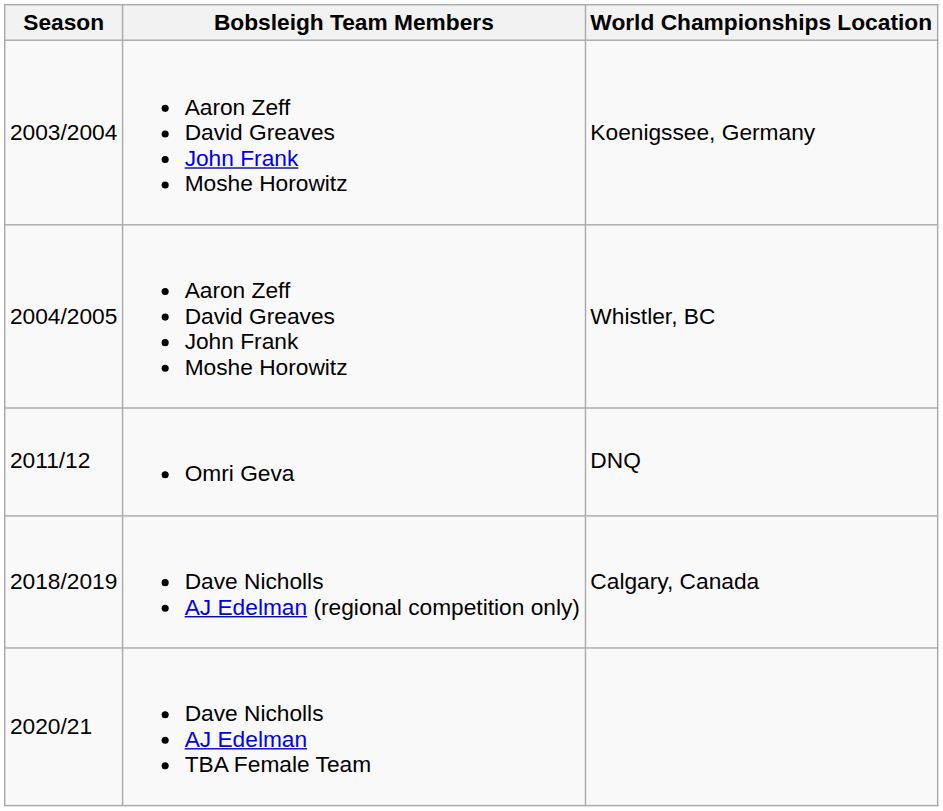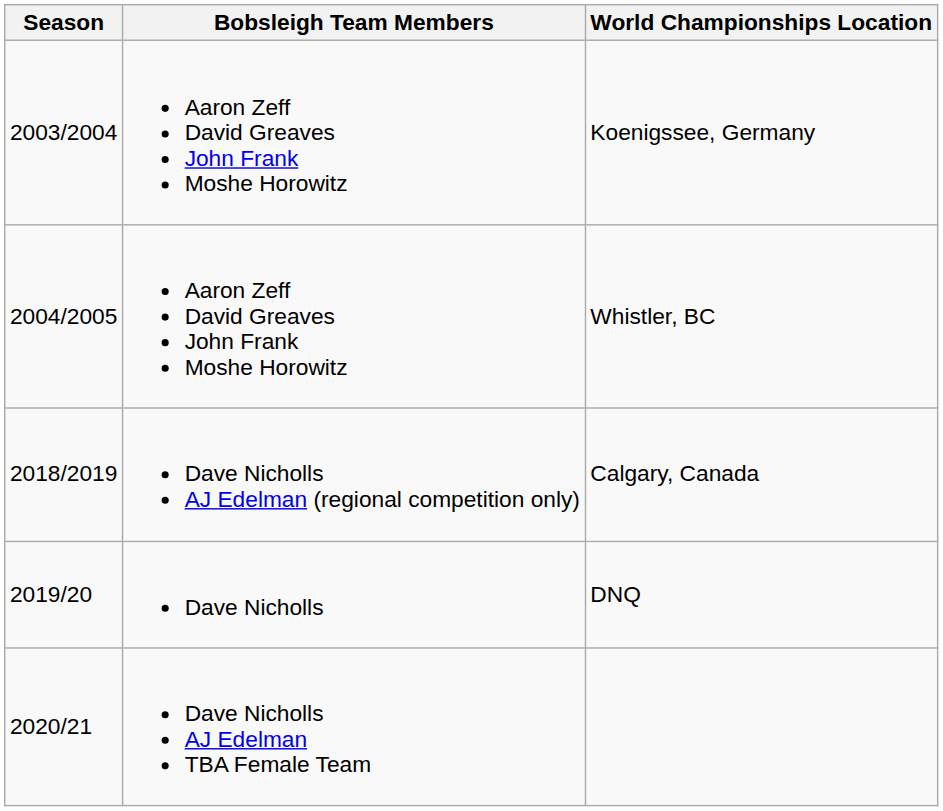- row: (50, 461)
+ row: (51, 594)
